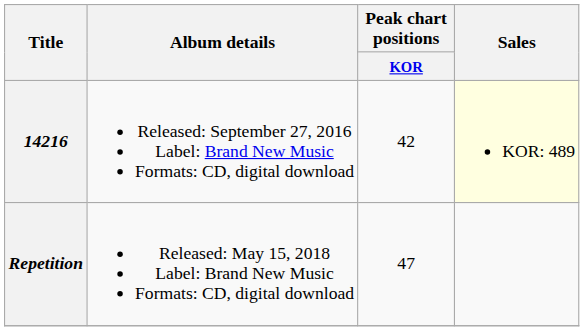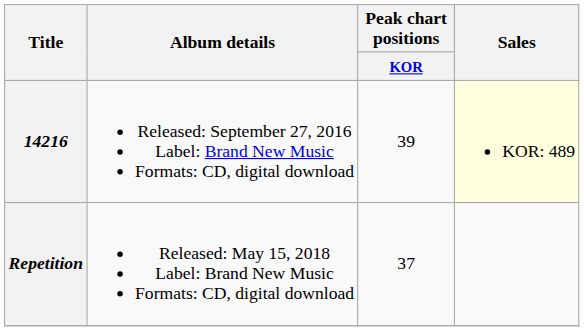(406, 141) 42 -> (406, 141) 39
(406, 263) 47 -> (406, 263) 37
